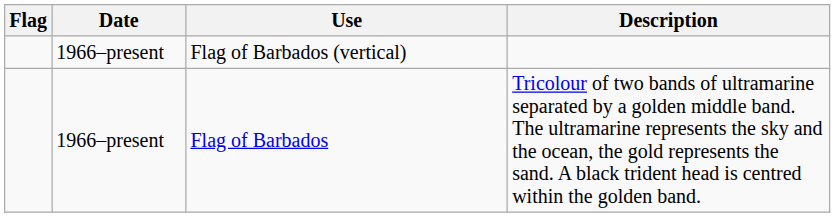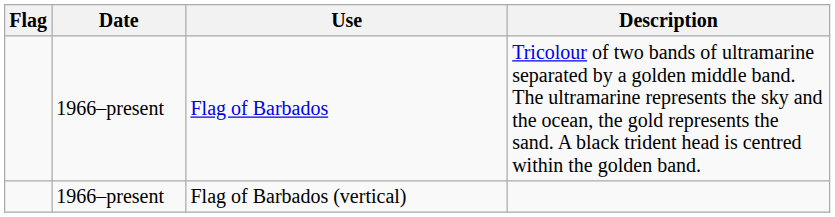rows swapped: (259, 140) <-> (298, 52)
